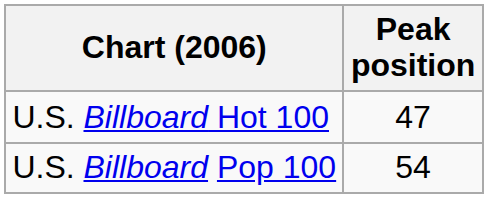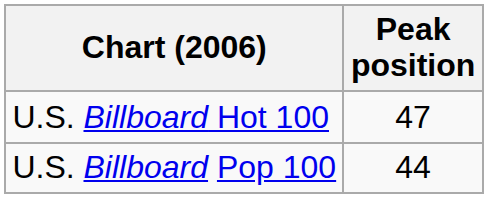(413, 167) 54 -> (413, 167) 44
